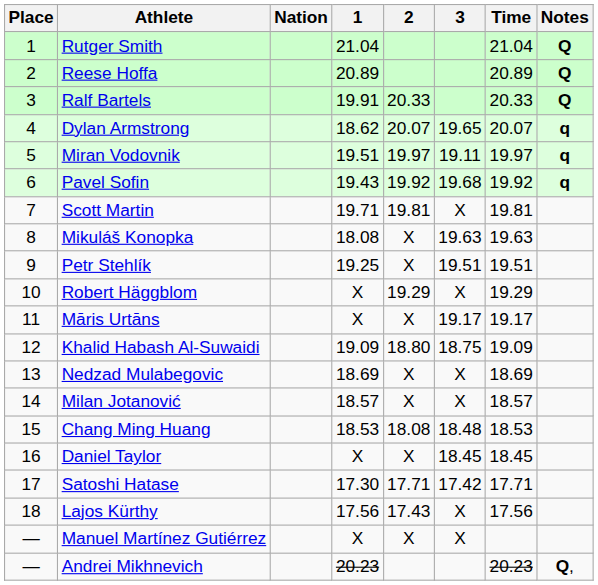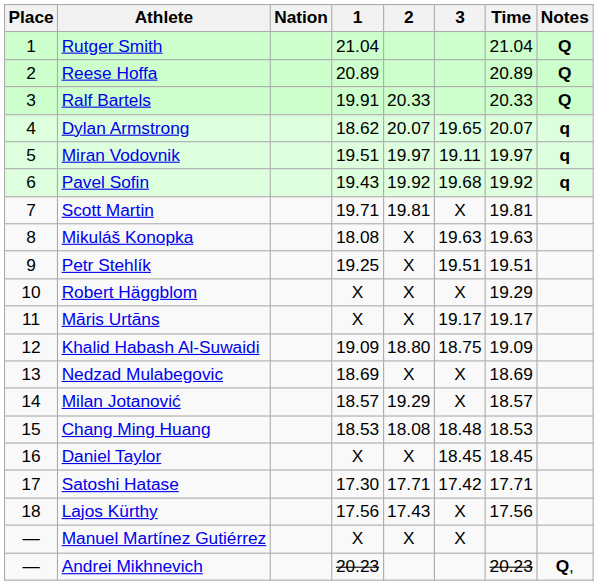(409, 292) 19.29 -> (409, 292) X
(409, 401) X -> (409, 401) 19.29
